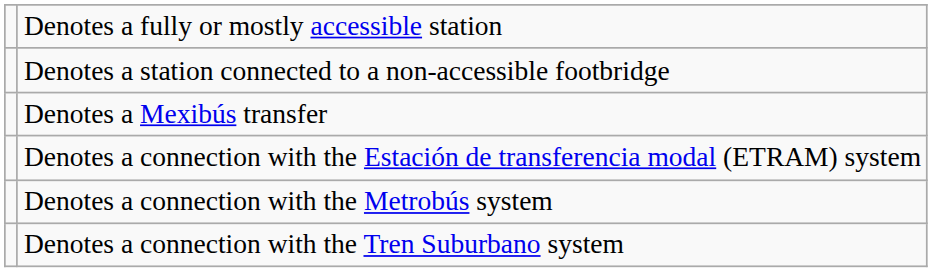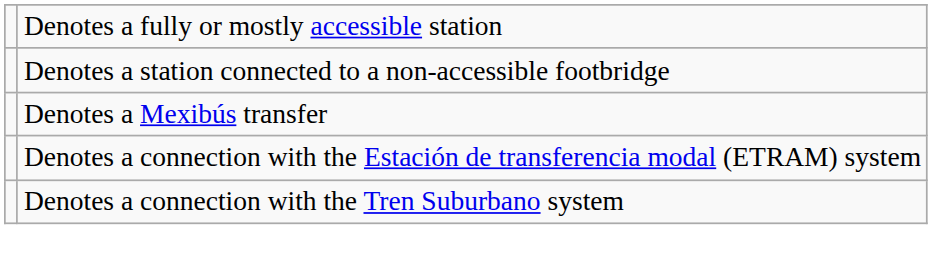- row: (288, 200)
